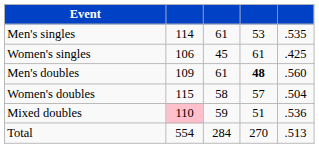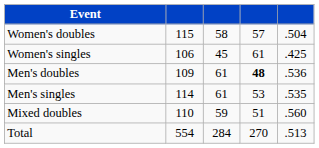rows swapped: (41, 34) <-> (51, 93)
(295, 73) .560 -> (295, 73) .536
(185, 113) pink background -> (185, 113) no background
(295, 113) .536 -> (295, 113) .560
